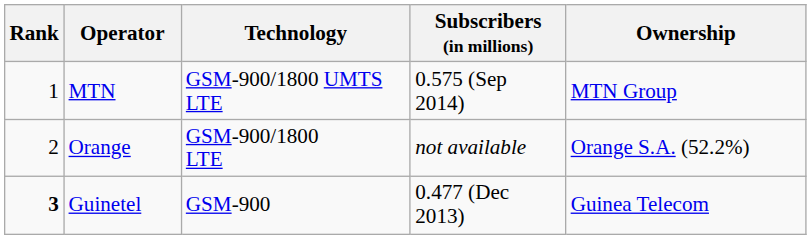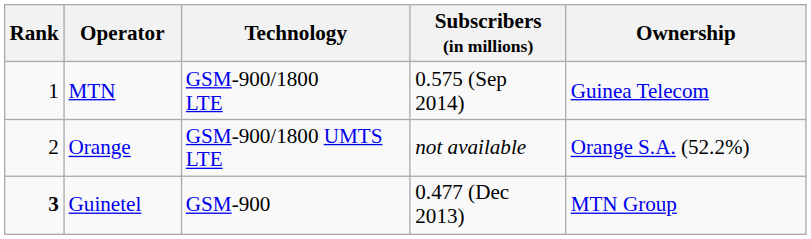(284, 90) GSM-900/1800 UMTS LTE -> (252, 90) GSM-900/1800 LTE
(624, 90) MTN Group -> (640, 90) Guinea Telecom
(252, 147) GSM-900/1800 LTE -> (284, 147) GSM-900/1800 UMTS LTE
(640, 204) Guinea Telecom -> (624, 204) MTN Group
